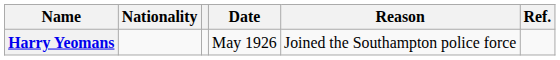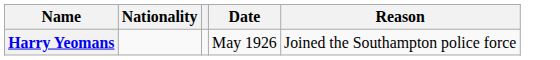- column: (537, 17)
